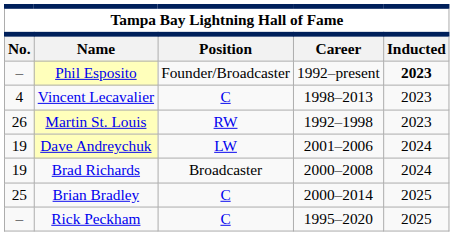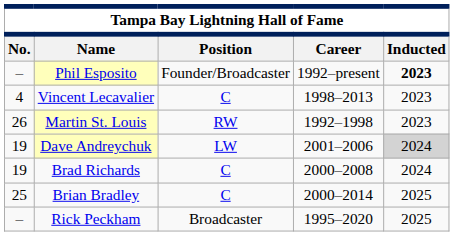(416, 146) no background -> (416, 146) lightgrey background
(226, 170) Broadcaster -> (226, 170) C
(226, 219) C -> (226, 219) Broadcaster
